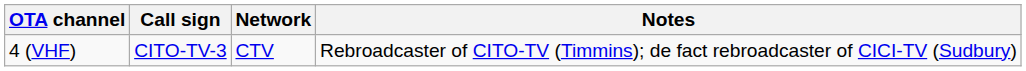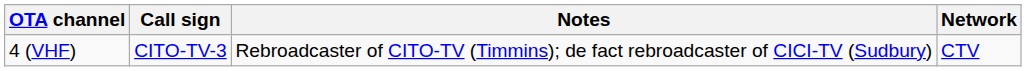columns swapped: (273, 19) <-> (668, 19)
